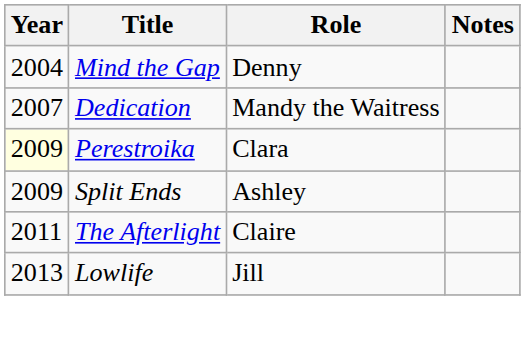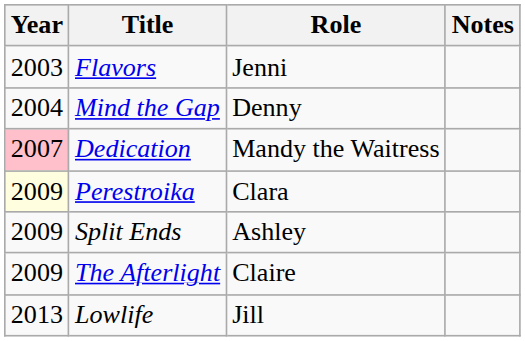+ row: (116, 66)
(37, 107) no background -> (37, 149) pink background
(36, 231) 2011 -> (37, 273) 2009
